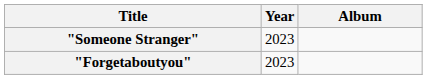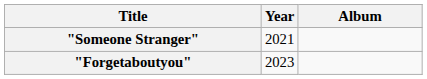(280, 39) 2023 -> (280, 39) 2021
